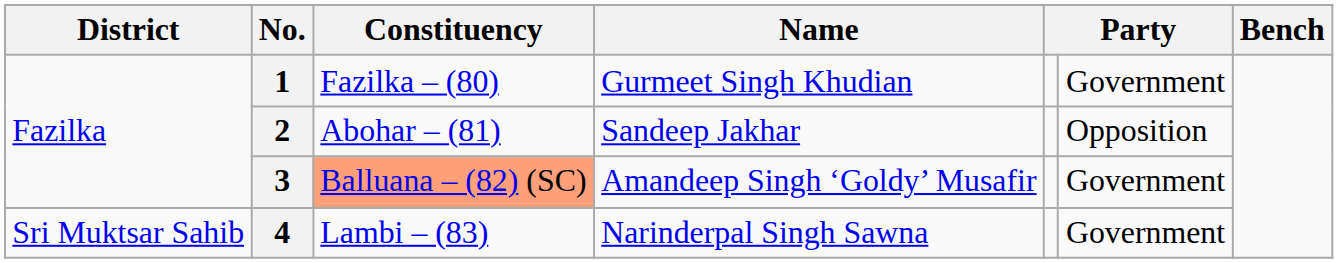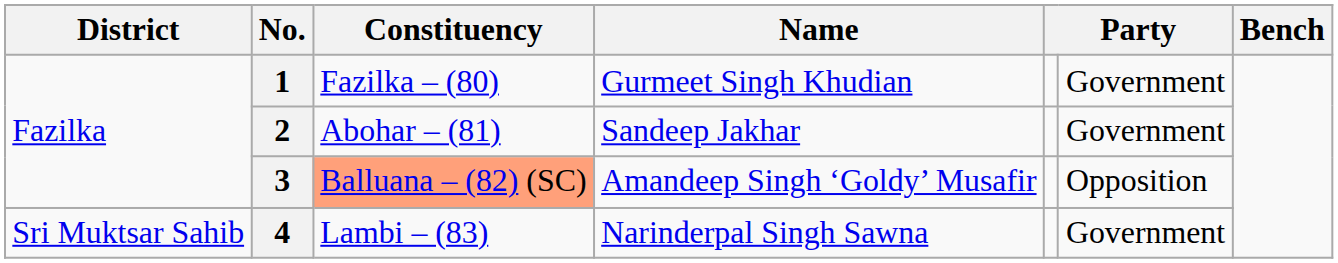(1137, 130) Opposition -> (1145, 130) Government
(1145, 181) Government -> (1137, 181) Opposition
